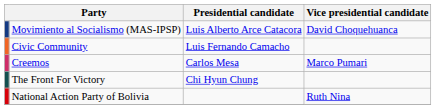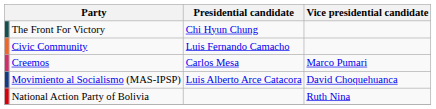rows swapped: (96, 29) <-> (58, 79)
